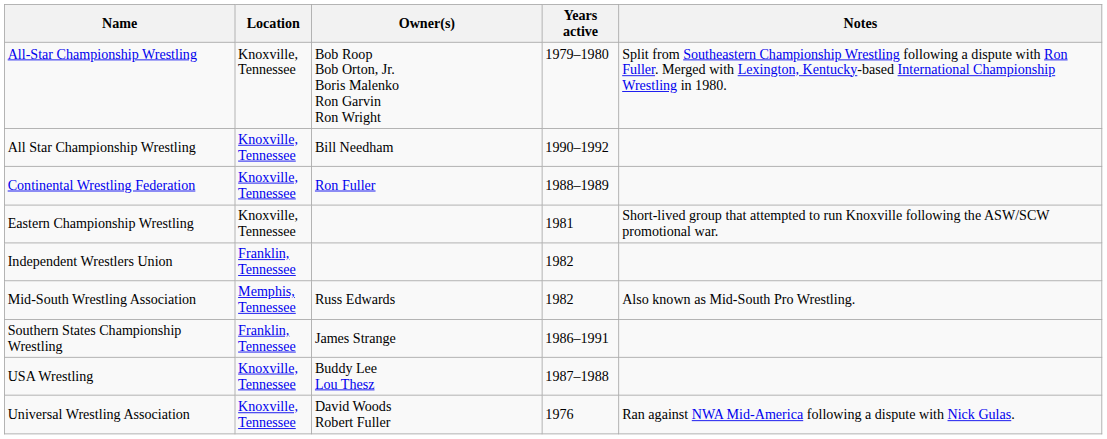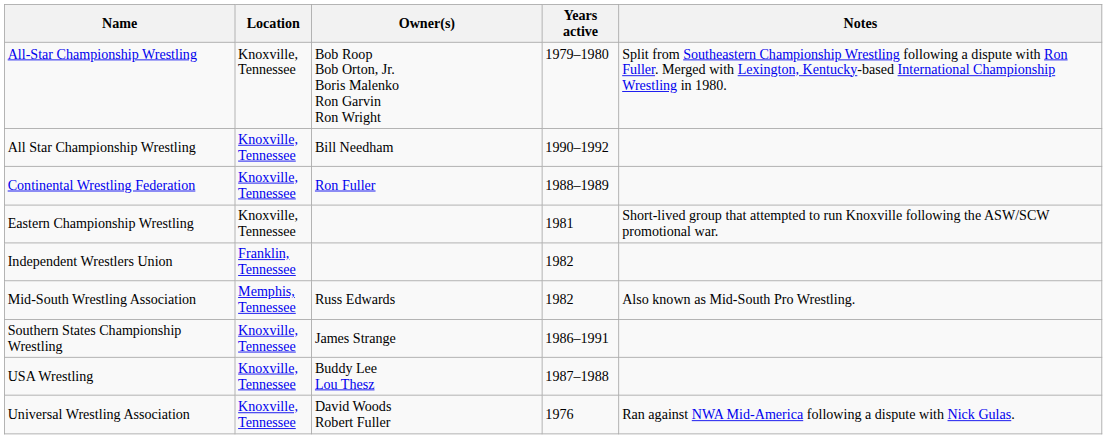(267, 338) Franklin, Tennessee -> (268, 338) Knoxville, Tennessee
